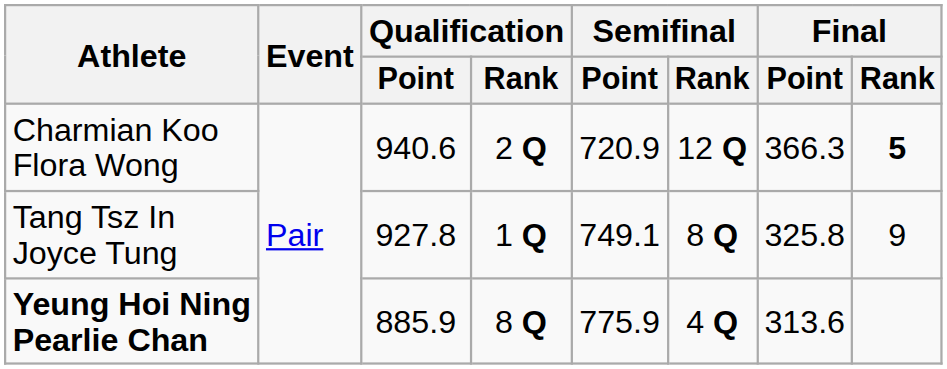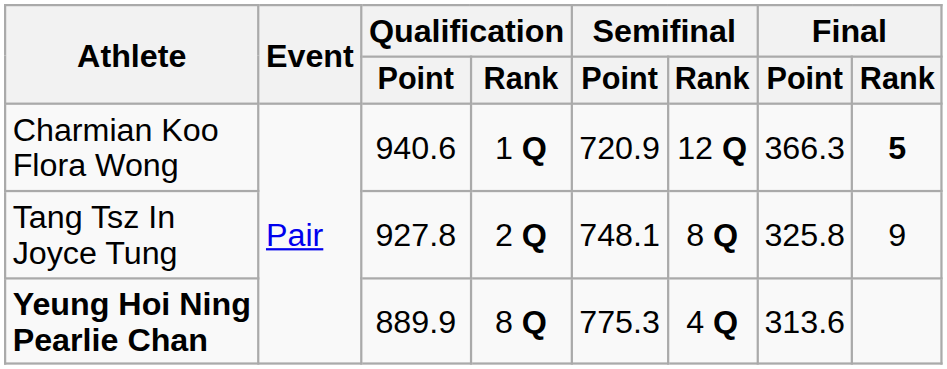(521, 148) 2 Q -> (521, 148) 1 Q
(521, 235) 1 Q -> (521, 235) 2 Q
(620, 235) 749.1 -> (620, 235) 748.1
(416, 322) 885.9 -> (416, 322) 889.9
(620, 322) 775.9 -> (620, 322) 775.3
